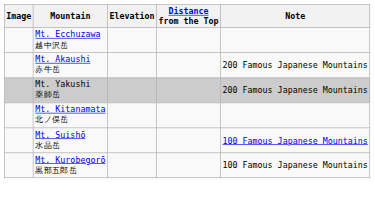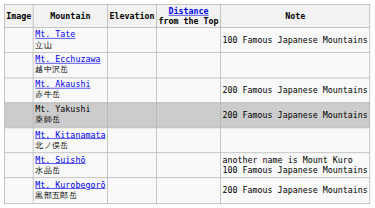+ row: (55, 39)
(295, 140) 100 Famous Japanese Mountains -> (295, 165) another name is Mount Kuro 100 Famous Japanese Mountains
(295, 165) 100 Famous Japanese Mountains -> (295, 190) 200 Famous Japanese Mountains
